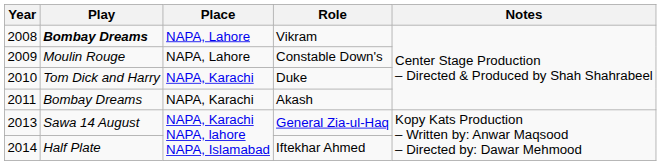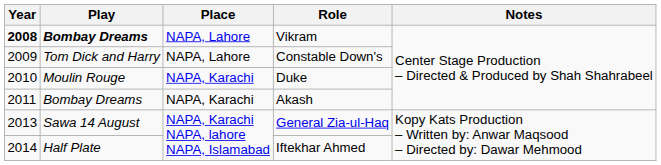(22, 36) normal -> (22, 36) bold
(84, 57) Moulin Rouge -> (102, 57) Tom Dick and Harry
(102, 78) Tom Dick and Harry -> (84, 78) Moulin Rouge
